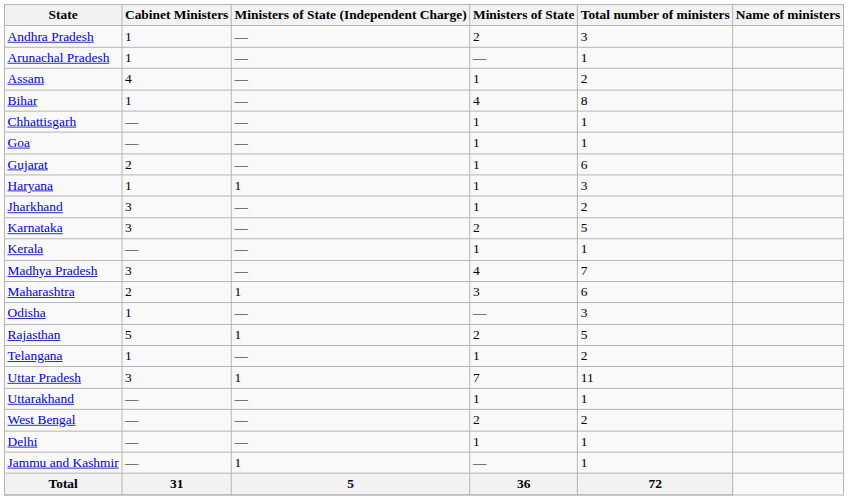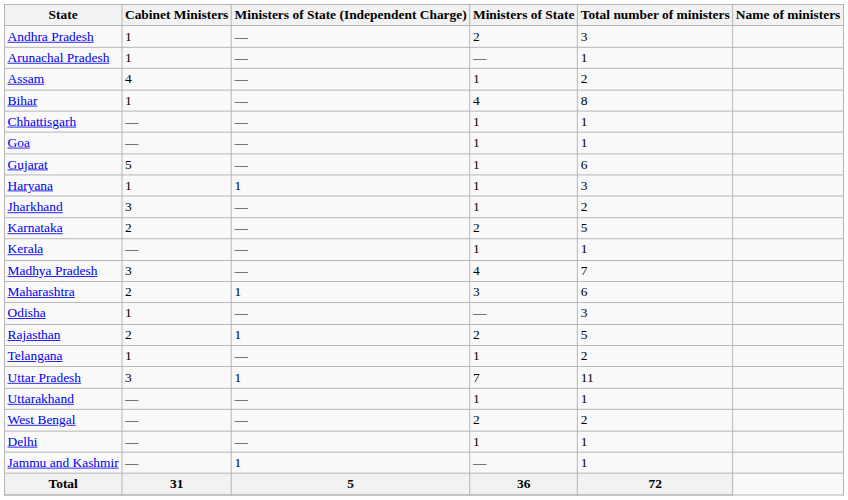(128, 164) 2 -> (128, 164) 5
(128, 228) 3 -> (128, 228) 2
(128, 334) 5 -> (128, 334) 2
